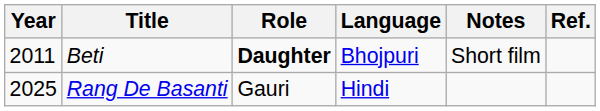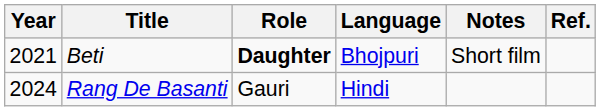(32, 55) 2011 -> (33, 55) 2021
(33, 88) 2025 -> (33, 88) 2024
